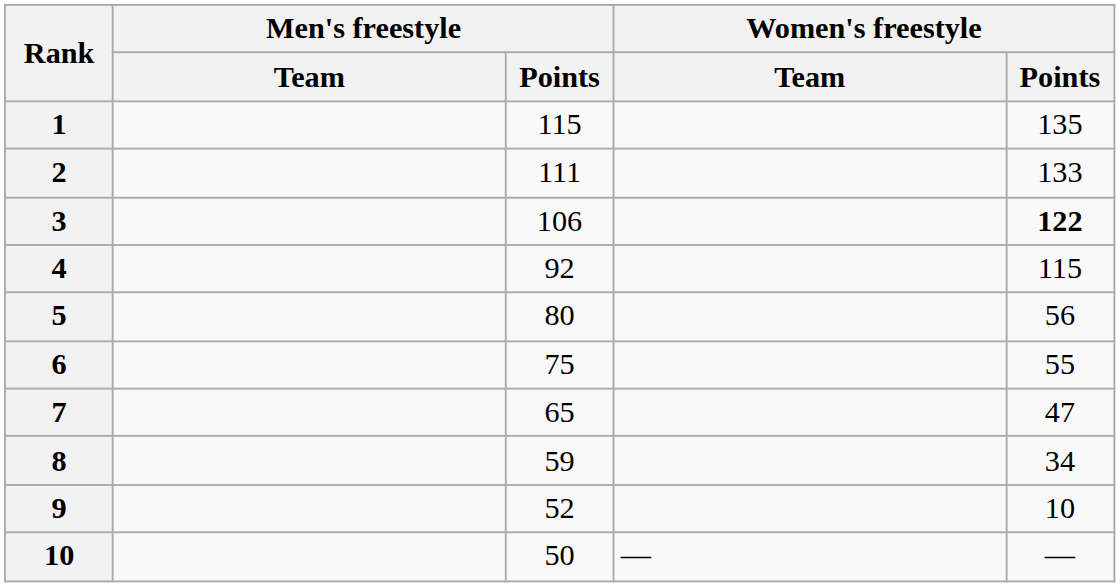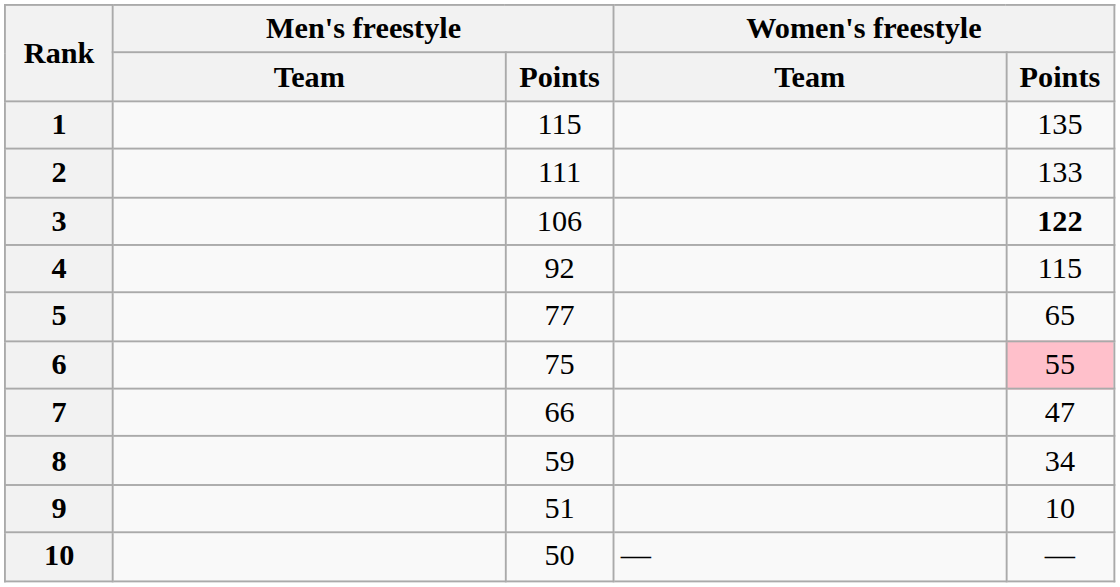(560, 316) 80 -> (560, 316) 77
(1060, 316) 56 -> (1060, 316) 65
(1060, 364) no background -> (1060, 364) pink background
(560, 412) 65 -> (560, 412) 66
(560, 508) 52 -> (560, 508) 51
